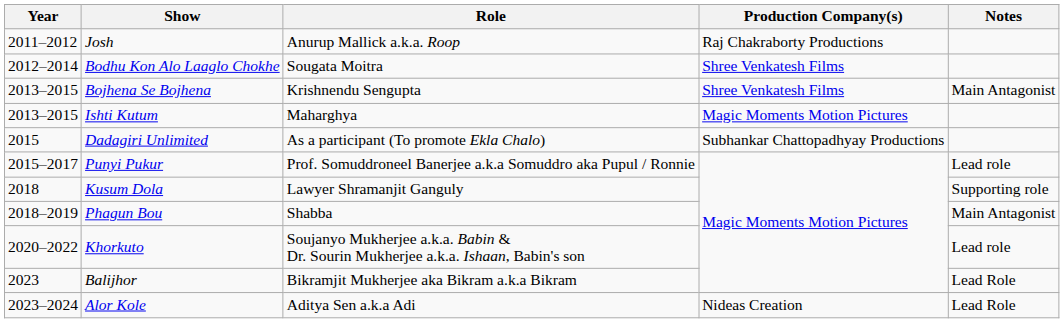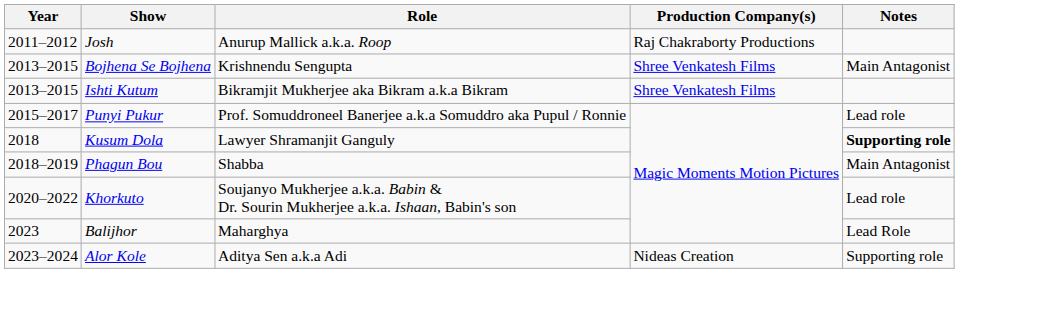- row: (182, 66)
(322, 115) Maharghya -> (363, 90) Bikramjit Mukherjee aka Bikram a.k.a Bikram
(805, 115) Magic Moments Motion Pictures -> (704, 90) Shree Venkatesh Films
- row: (146, 139)
(1000, 189) normal -> (898, 139) bold
(432, 280) Bikramjit Mukherjee aka Bikram a.k.a Bikram -> (253, 231) Maharghya
(984, 305) Lead Role -> (895, 255) Supporting role
